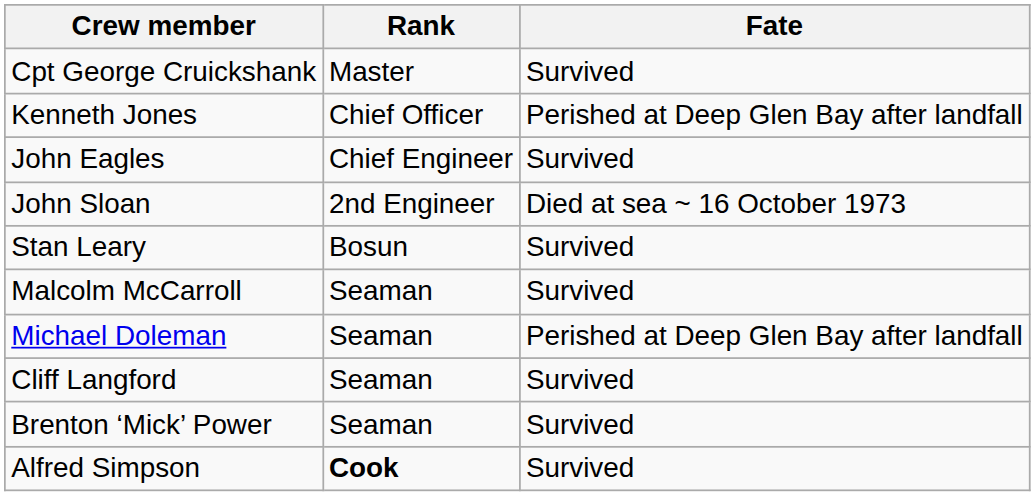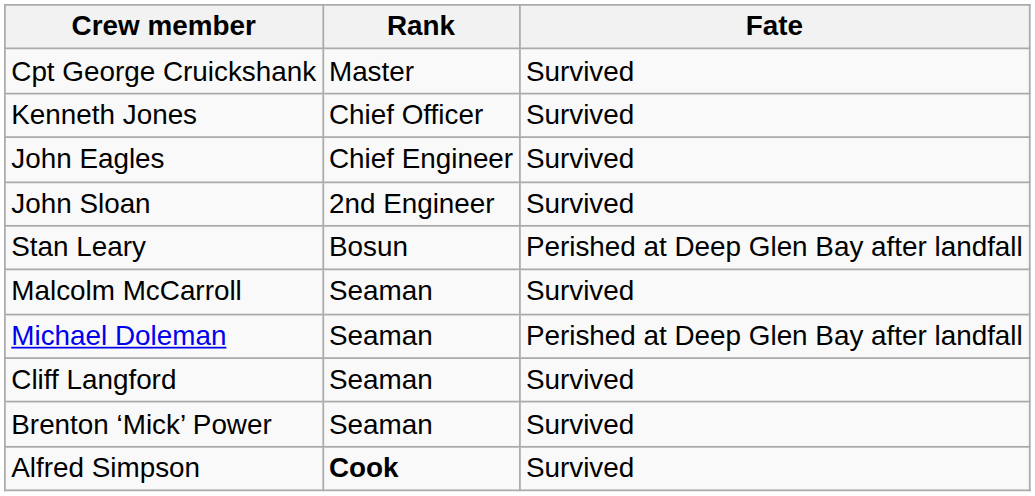(774, 114) Perished at Deep Glen Bay after landfall -> (580, 114) Survived
(716, 203) Died at sea ~ 16 October 1973 -> (580, 203) Survived
(580, 247) Survived -> (774, 247) Perished at Deep Glen Bay after landfall
